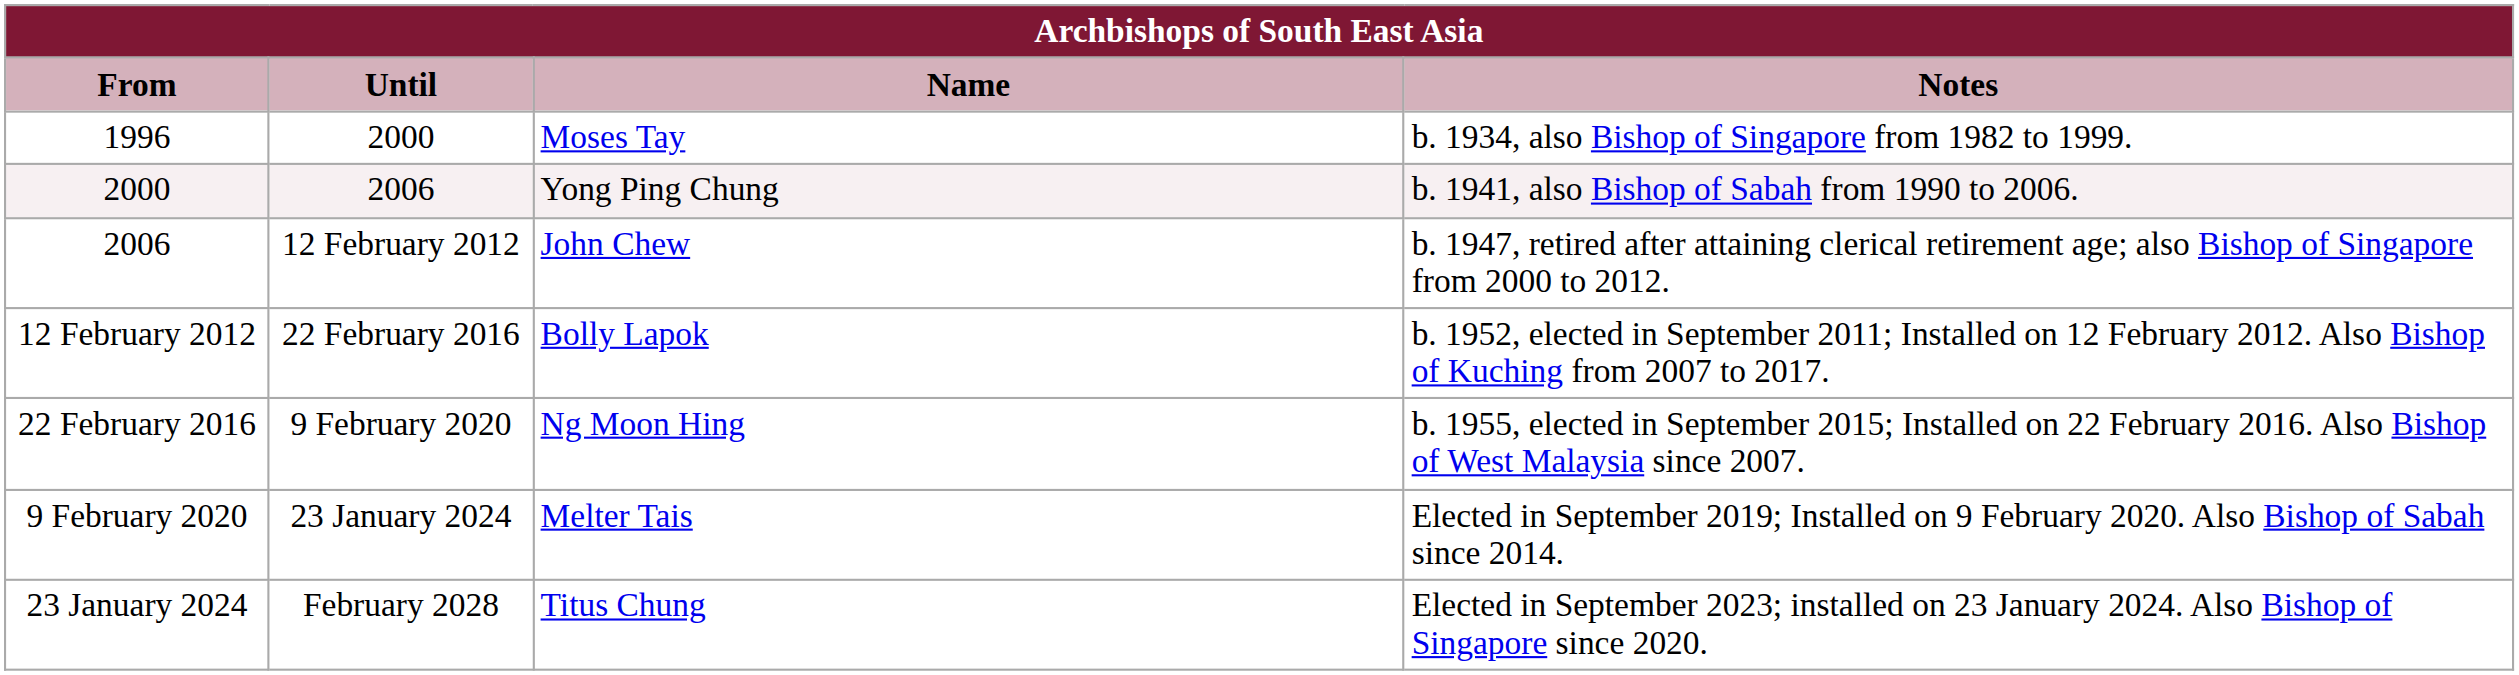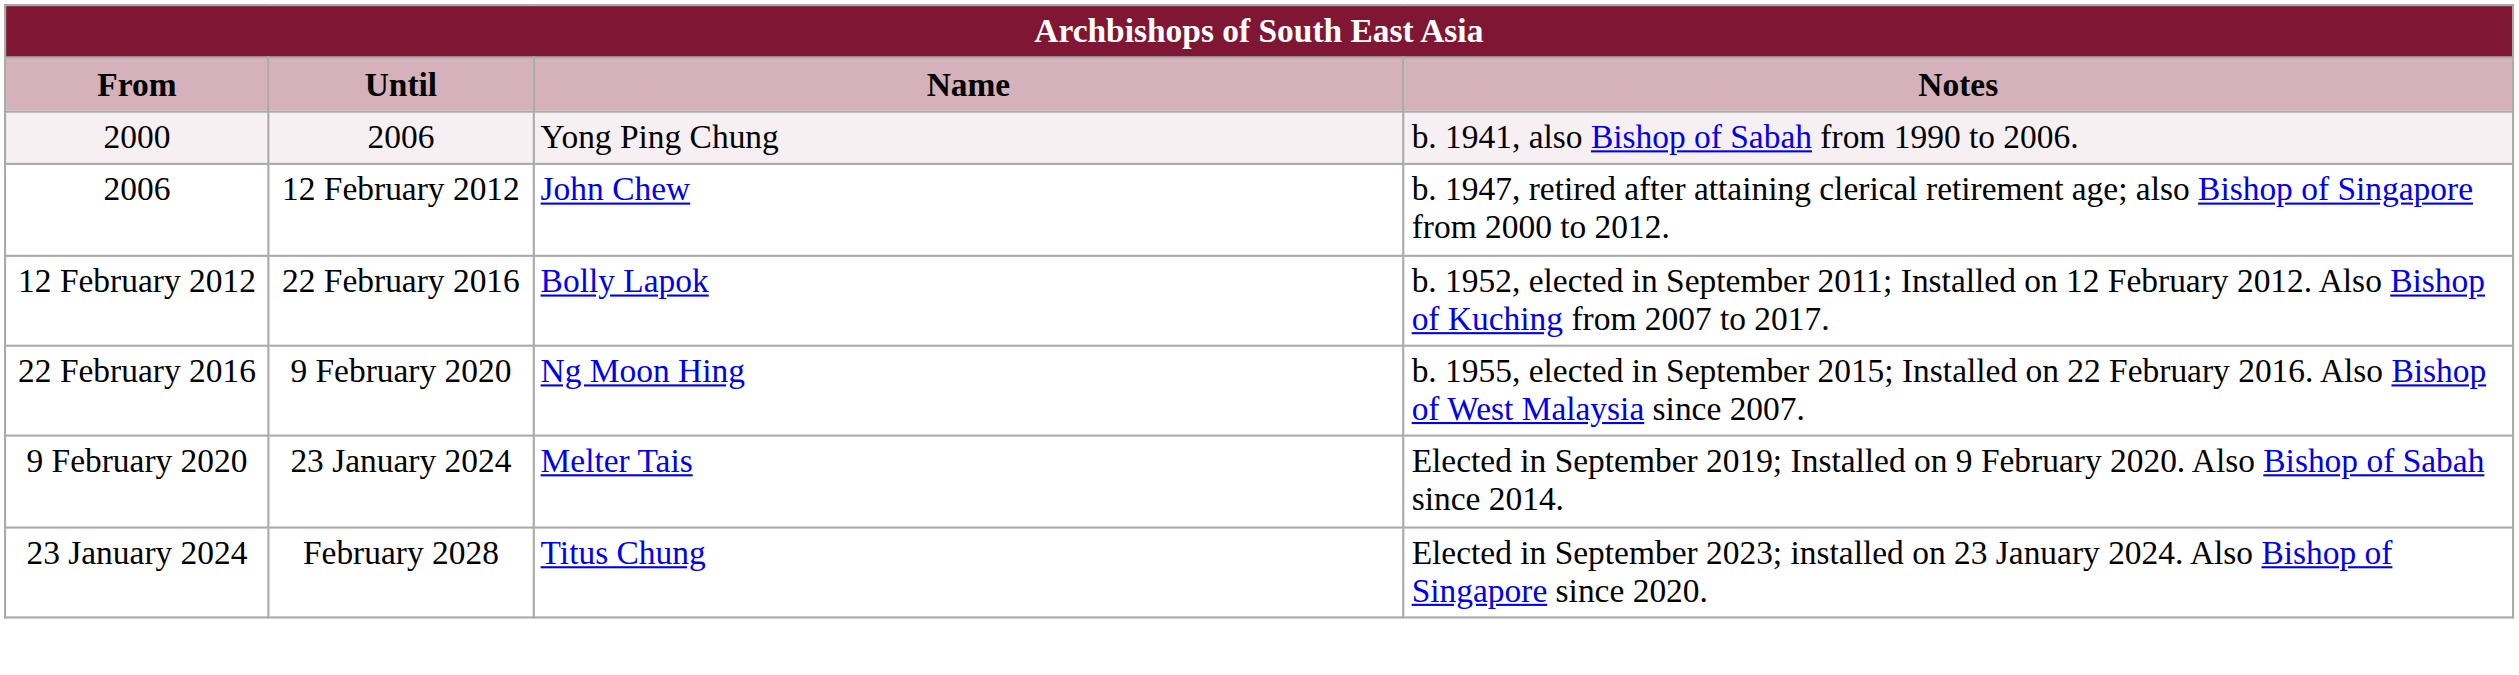- row: (137, 137)
